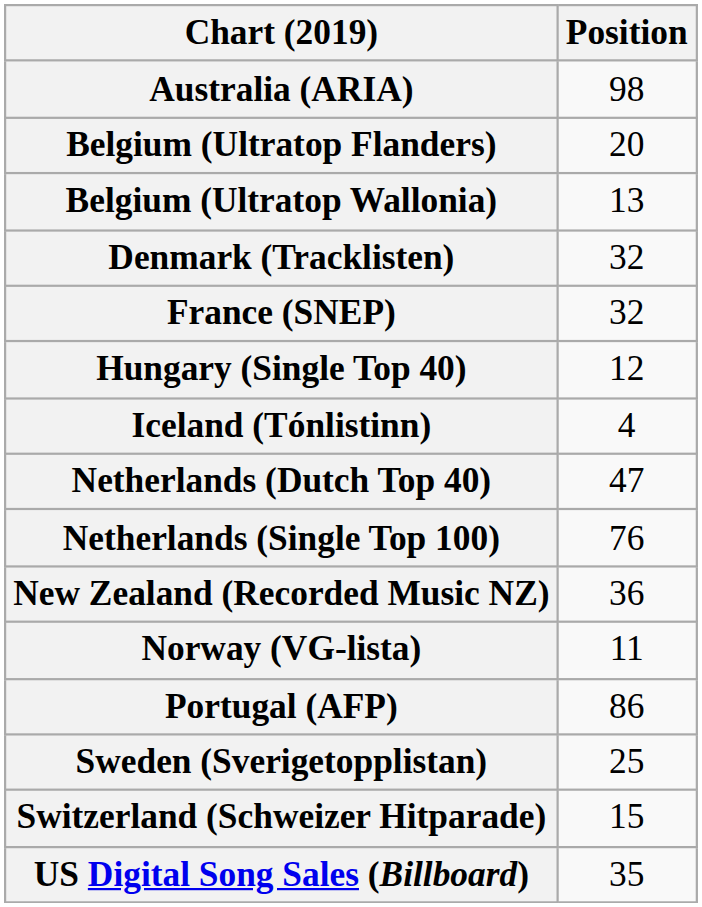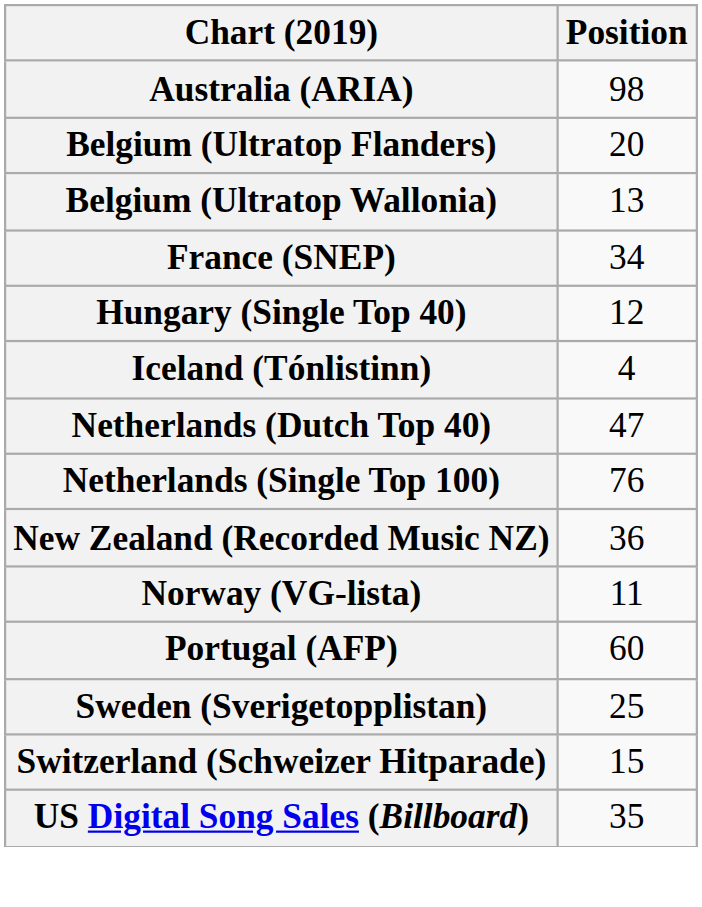- row: (281, 256)
(627, 312) 32 -> (627, 256) 34
(627, 705) 86 -> (627, 649) 60
